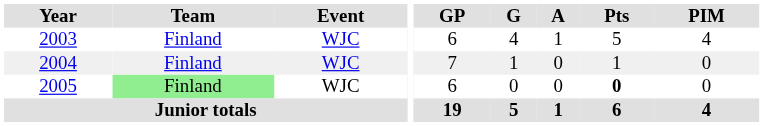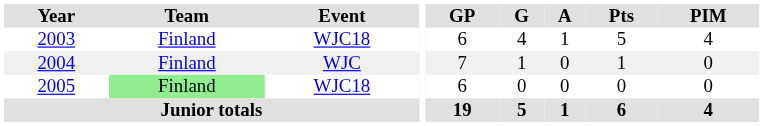(341, 39) WJC -> (342, 39) WJC18
(341, 86) WJC -> (342, 86) WJC18
(617, 86) bold -> (621, 86) normal
